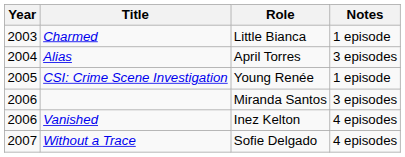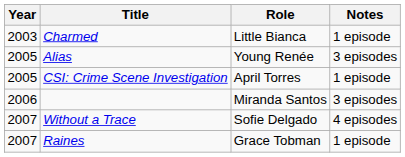(22, 57) 2004 -> (22, 57) 2005
(267, 57) April Torres -> (274, 57) Young Renée
(274, 78) Young Renée -> (267, 78) April Torres
- row: (71, 120)
+ row: (64, 141)
